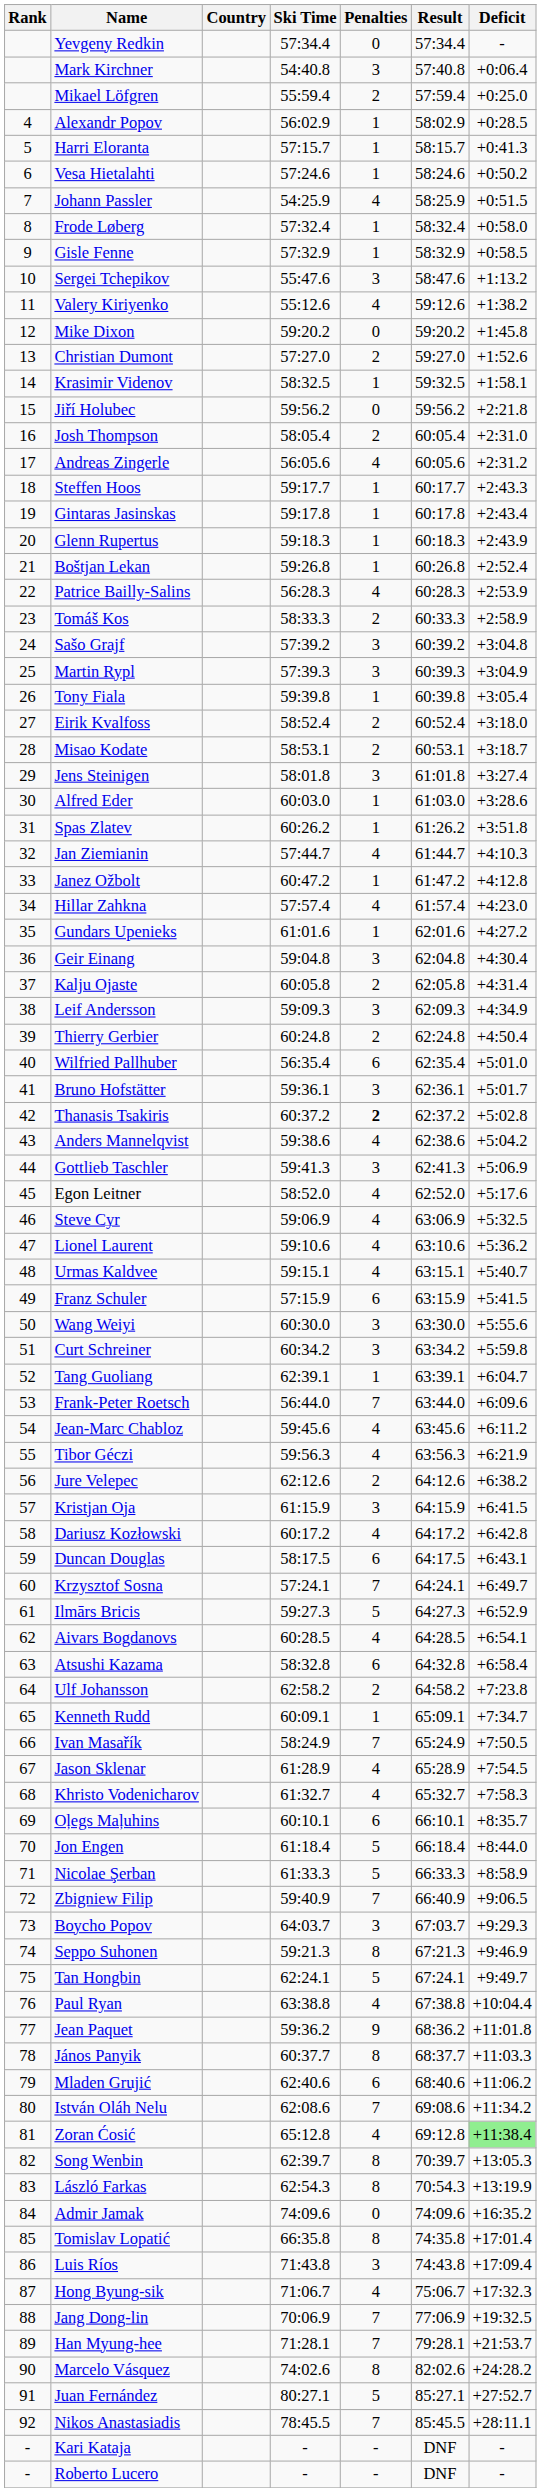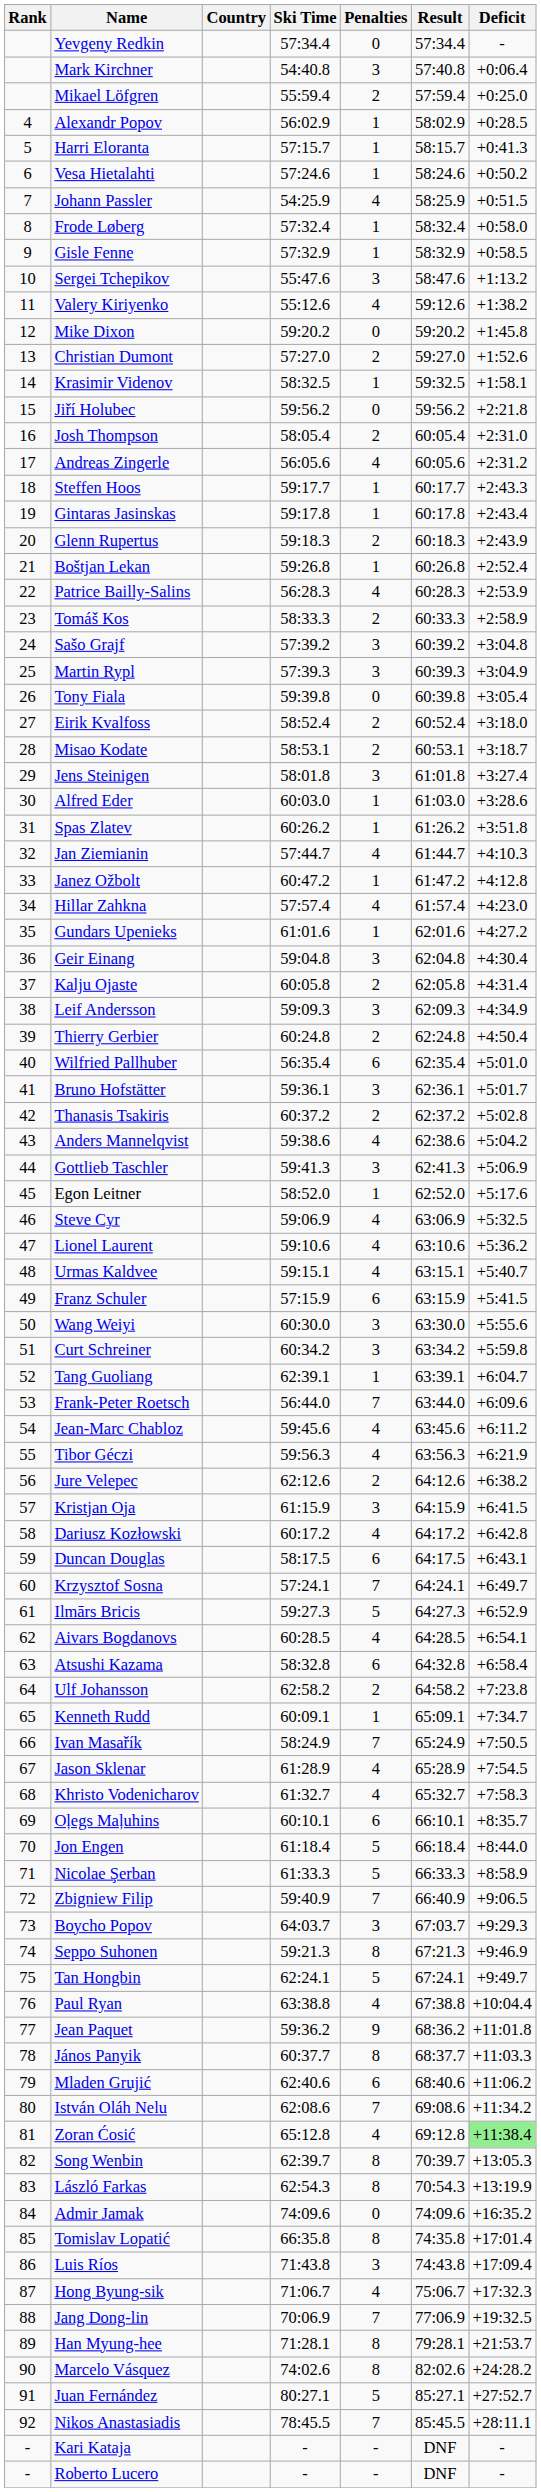(376, 540) 1 -> (376, 540) 2
(376, 697) 1 -> (376, 697) 0
(376, 1115) bold -> (376, 1115) normal
(376, 1193) 4 -> (376, 1193) 1
(376, 2343) 7 -> (376, 2343) 8
